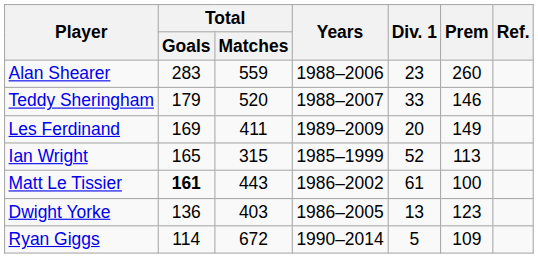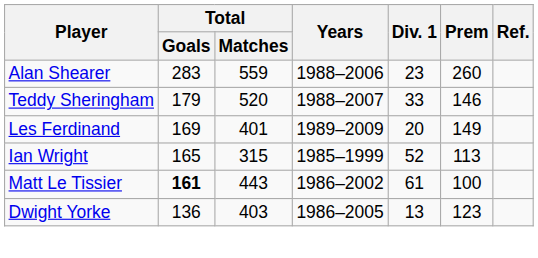(253, 128) 411 -> (253, 128) 401
- row: (54, 239)
